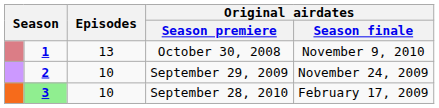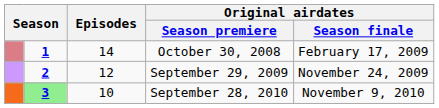(106, 51) 13 -> (106, 51) 14
(363, 51) November 9, 2010 -> (363, 51) February 17, 2009
(106, 72) 10 -> (106, 72) 12
(363, 93) February 17, 2009 -> (363, 93) November 9, 2010
